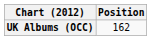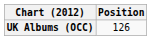(121, 28) 162 -> (121, 28) 126
